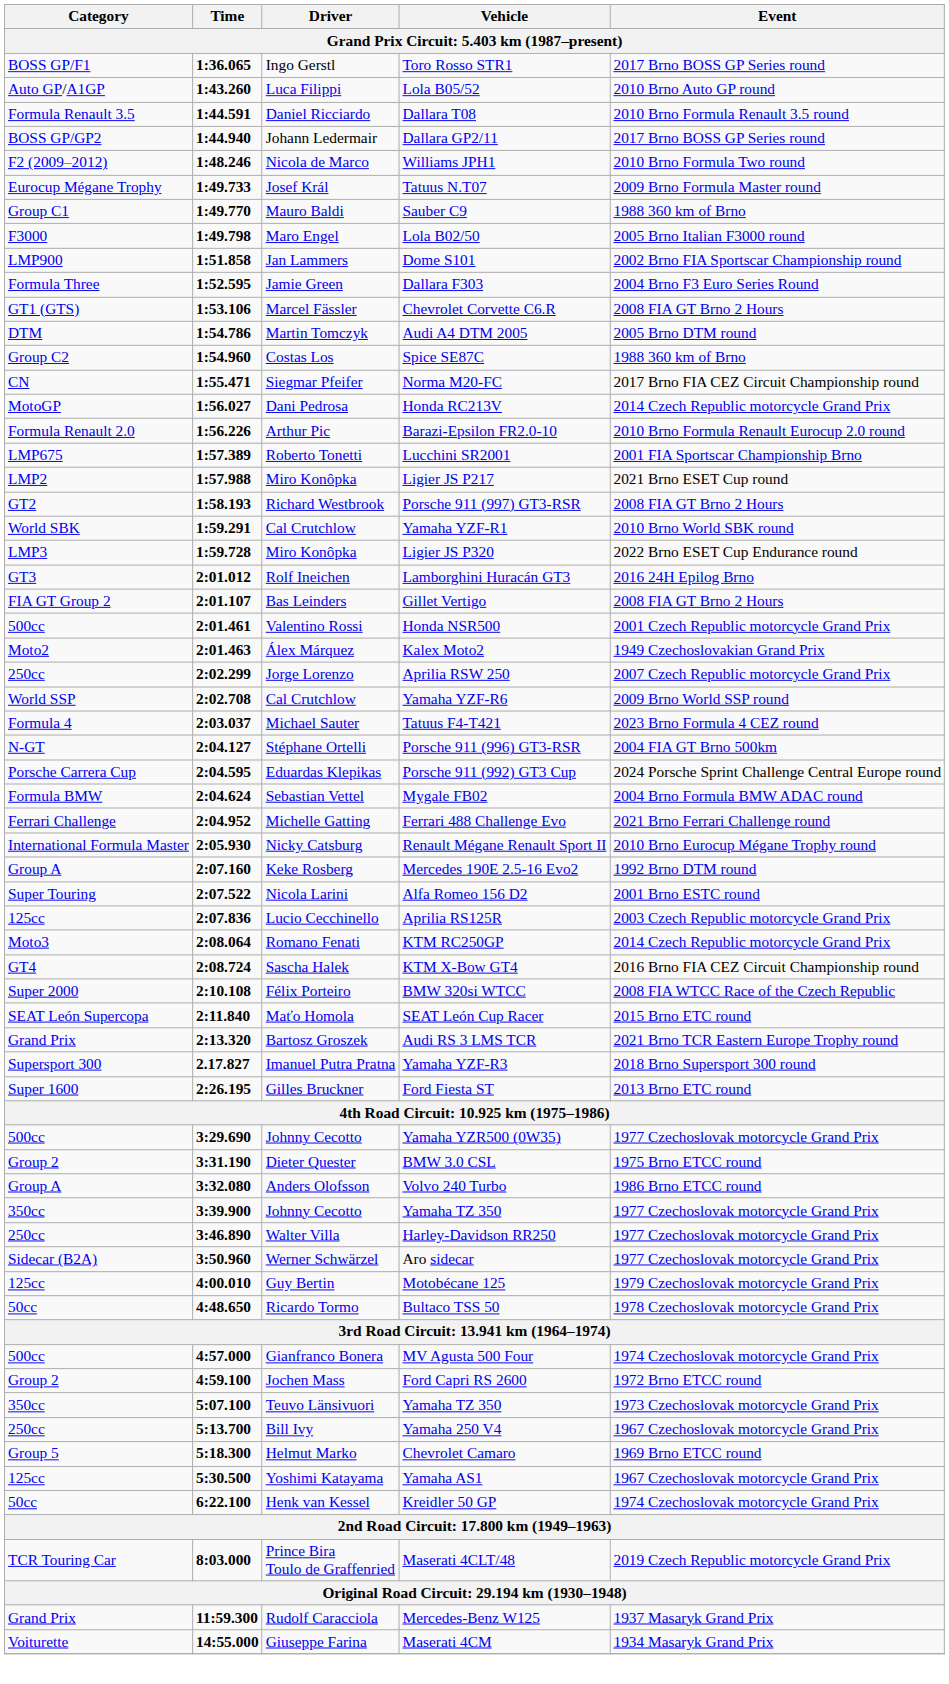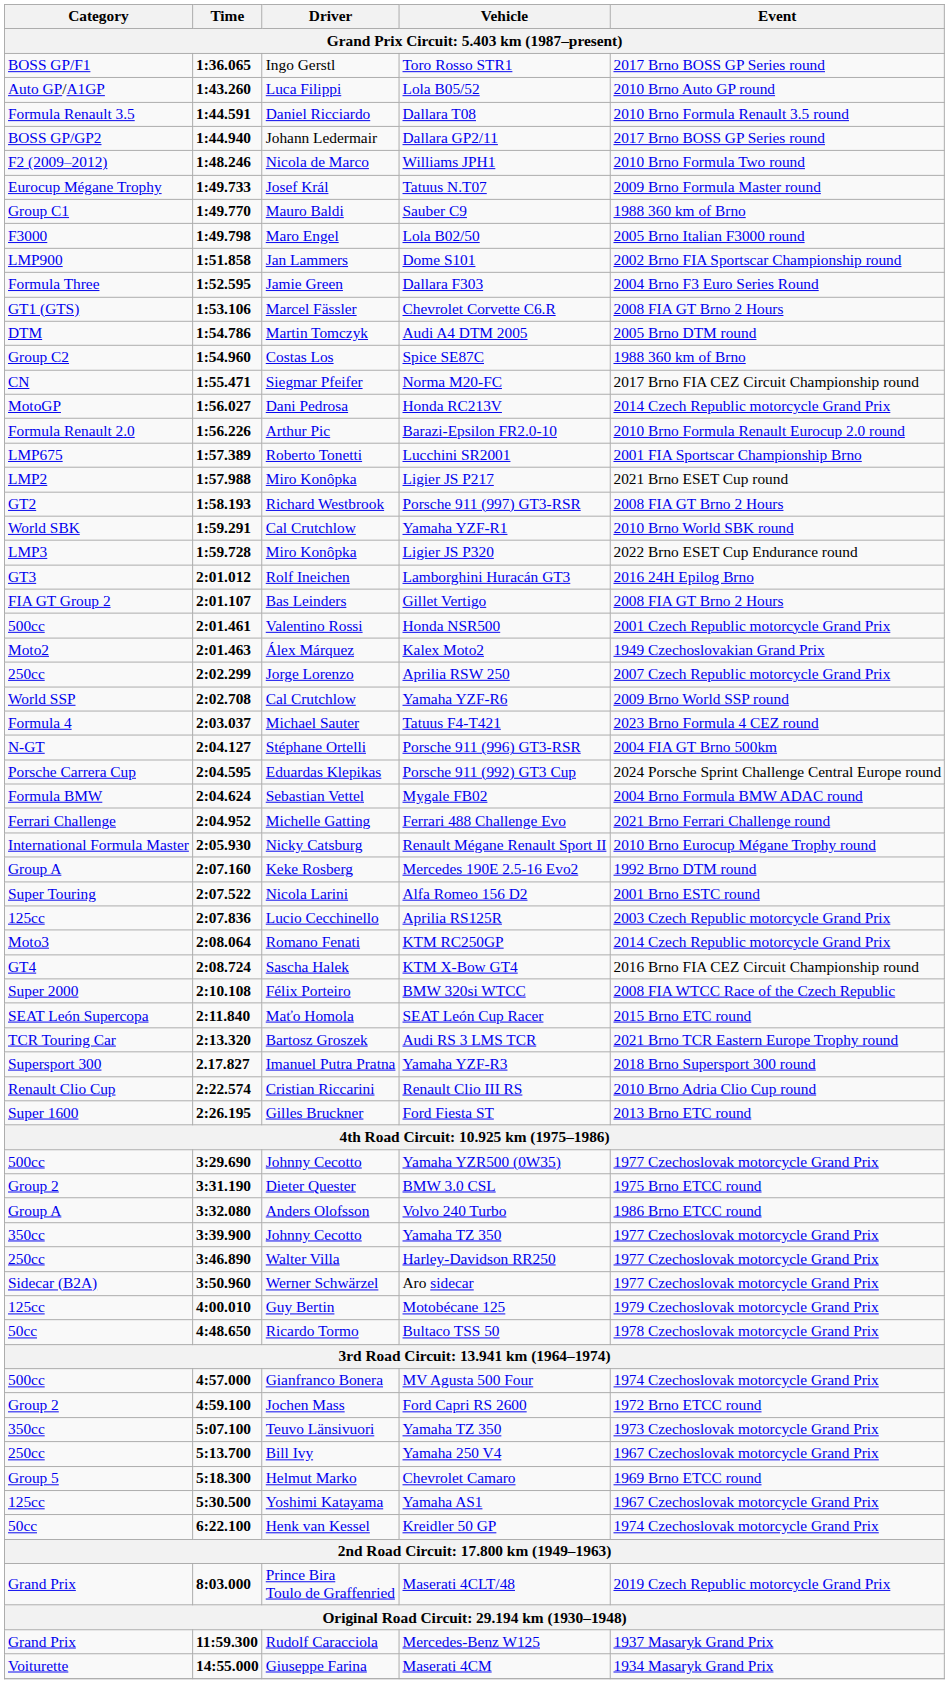(42, 1039) Grand Prix -> (62, 1039) TCR Touring Car
+ row: (320, 1088)
(62, 1559) TCR Touring Car -> (42, 1584) Grand Prix
